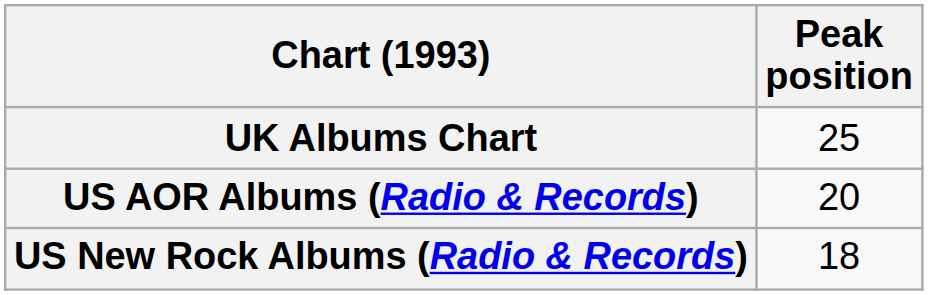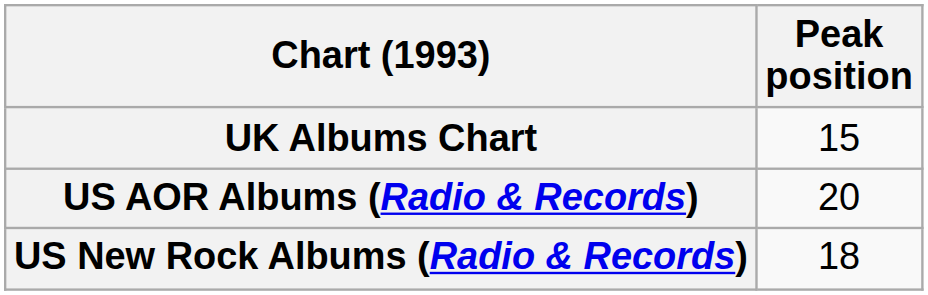(839, 137) 25 -> (839, 137) 15
